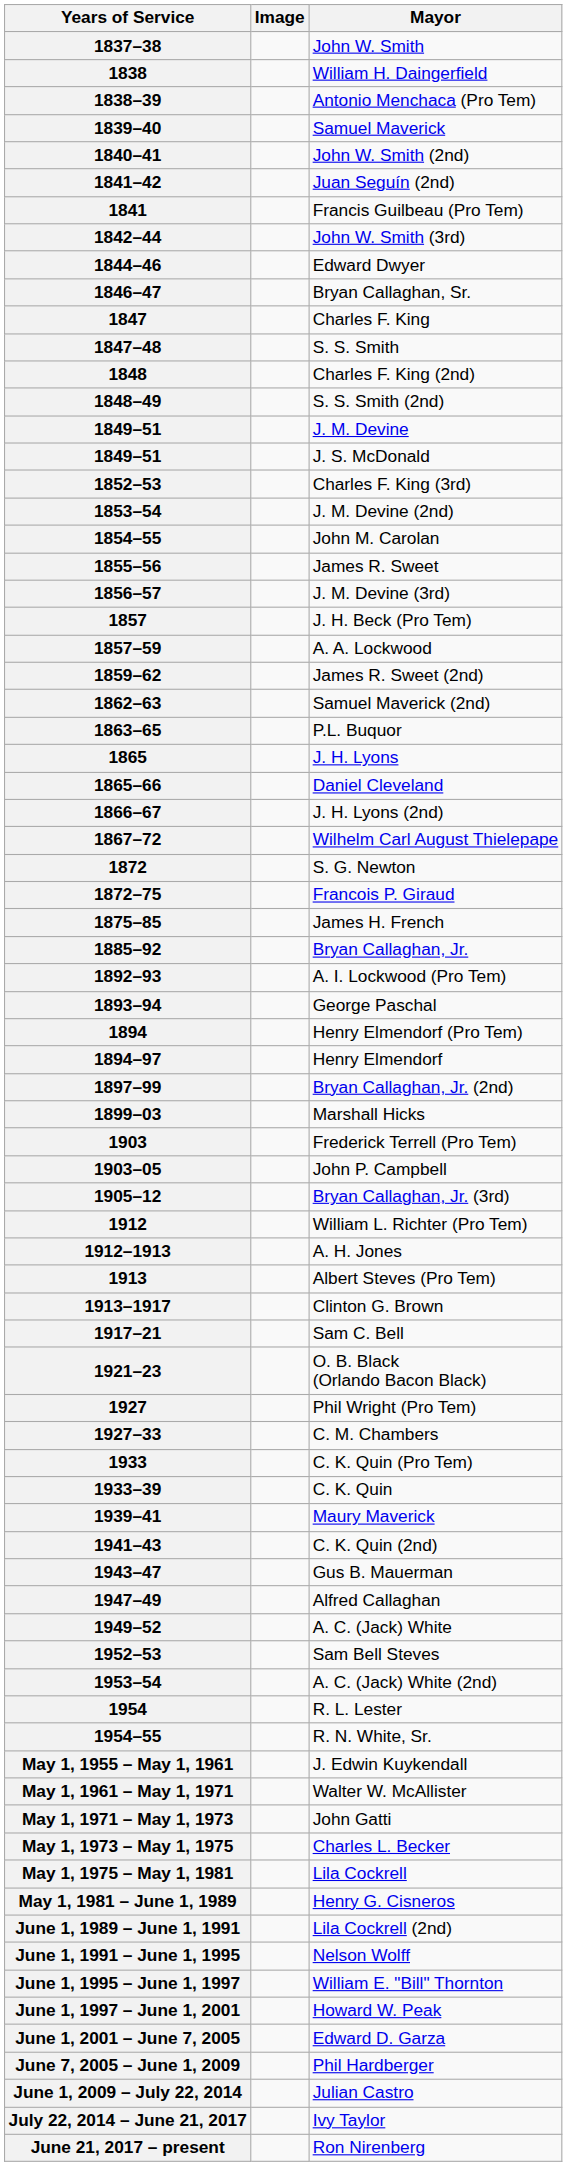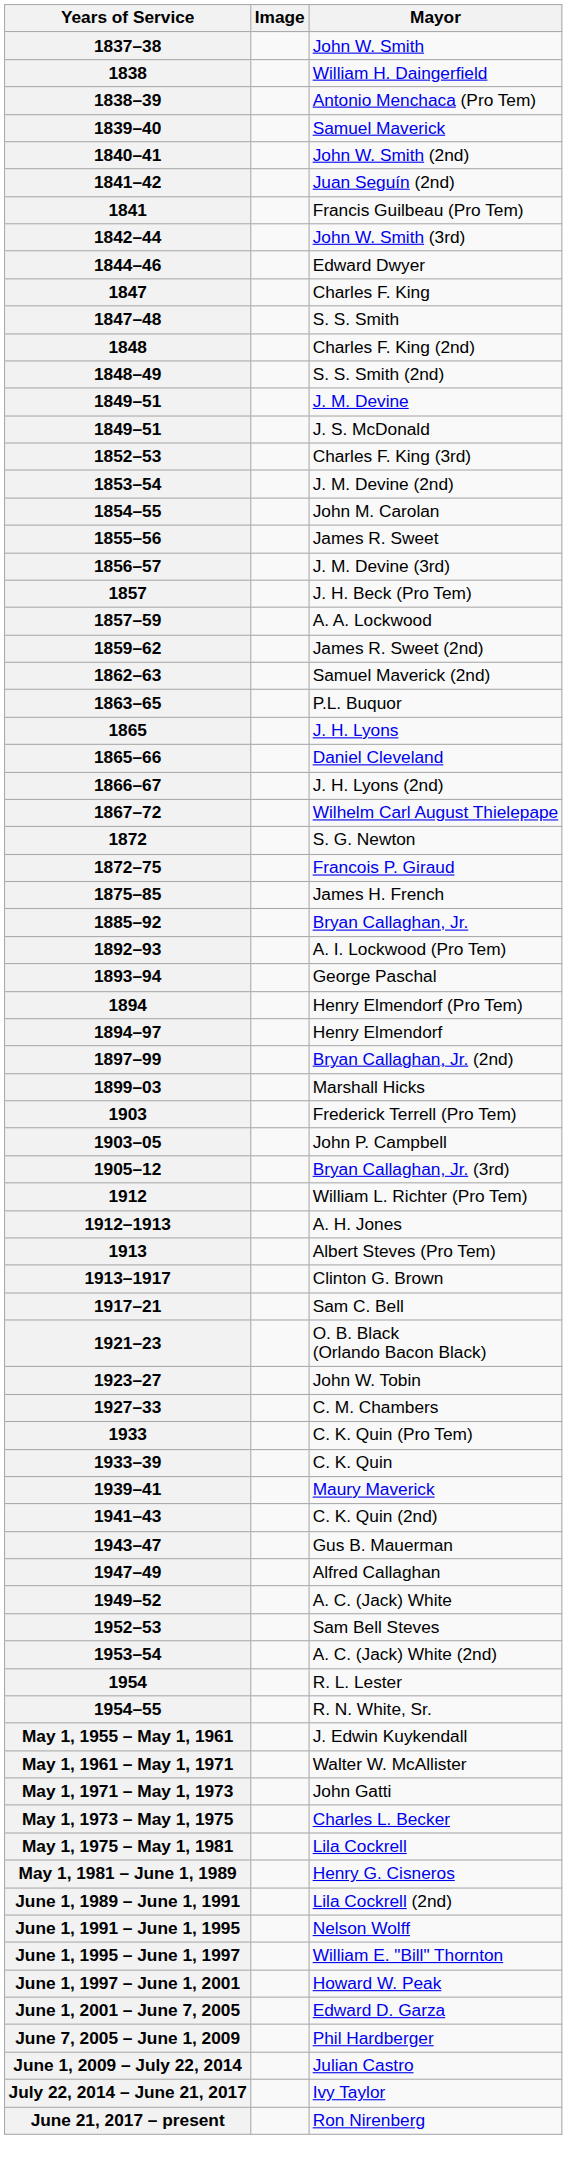- row: (128, 292)
+ row: (128, 1380)
- row: (128, 1407)
